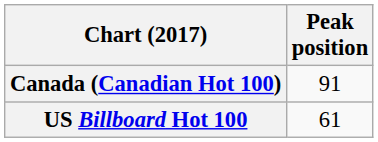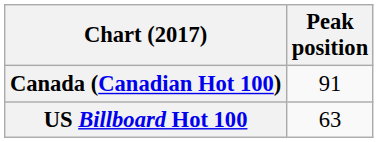(330, 119) 61 -> (330, 119) 63
